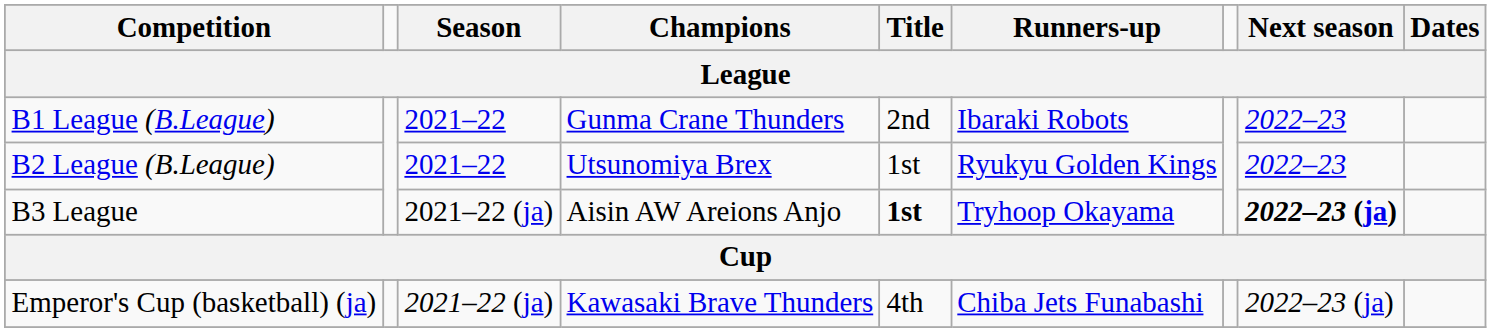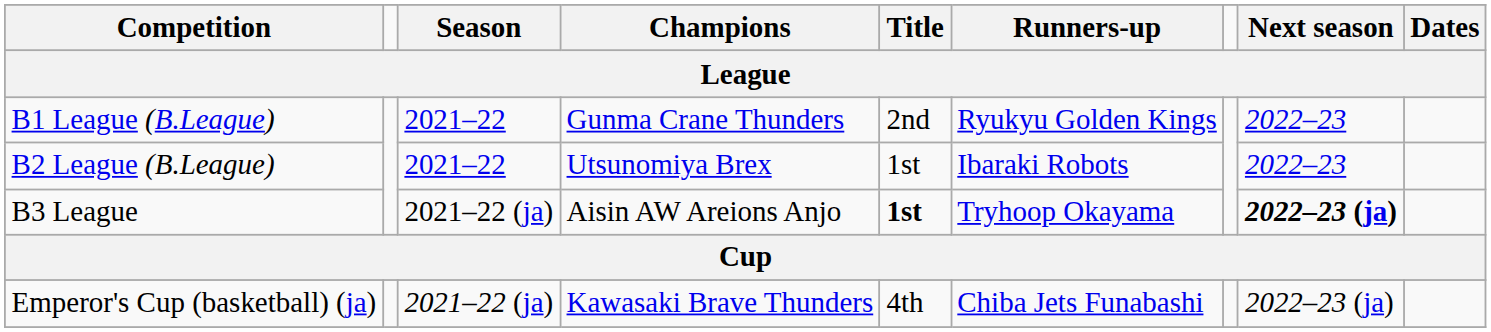(1043, 119) Ibaraki Robots -> (1087, 119) Ryukyu Golden Kings
(1087, 165) Ryukyu Golden Kings -> (1043, 165) Ibaraki Robots
